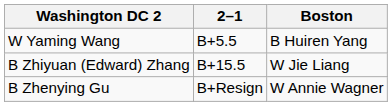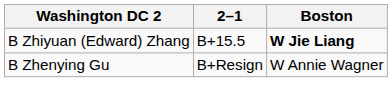- row: (64, 40)
(310, 64) normal -> (312, 40) bold
